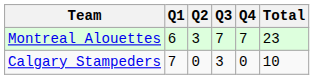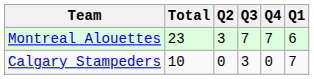columns swapped: (176, 16) <-> (284, 16)
